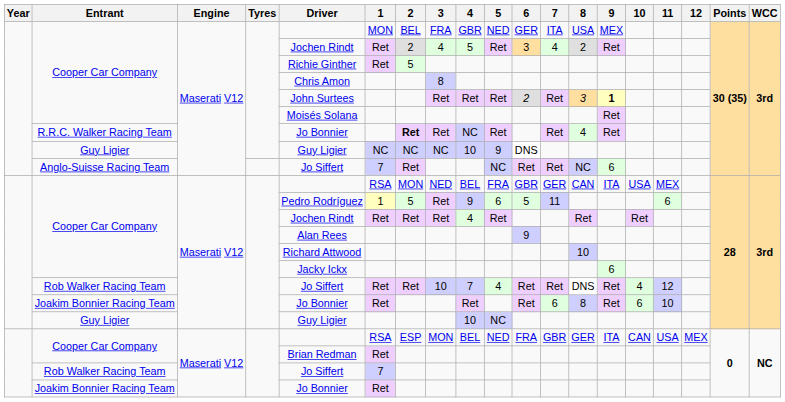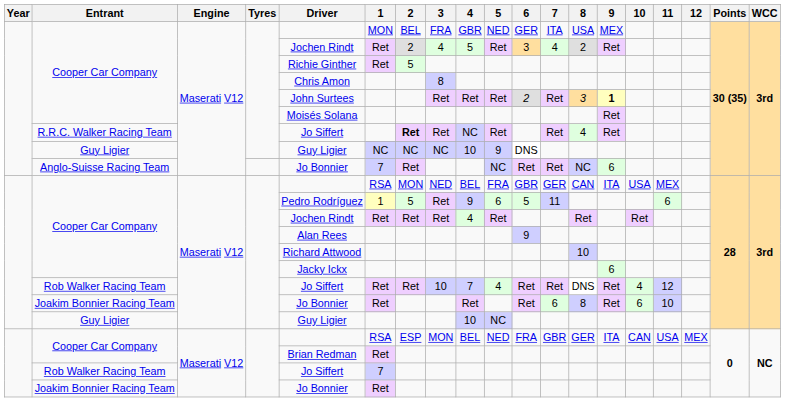(322, 133) Jo Bonnier -> (322, 133) Jo Siffert
(322, 167) Jo Siffert -> (322, 167) Jo Bonnier
